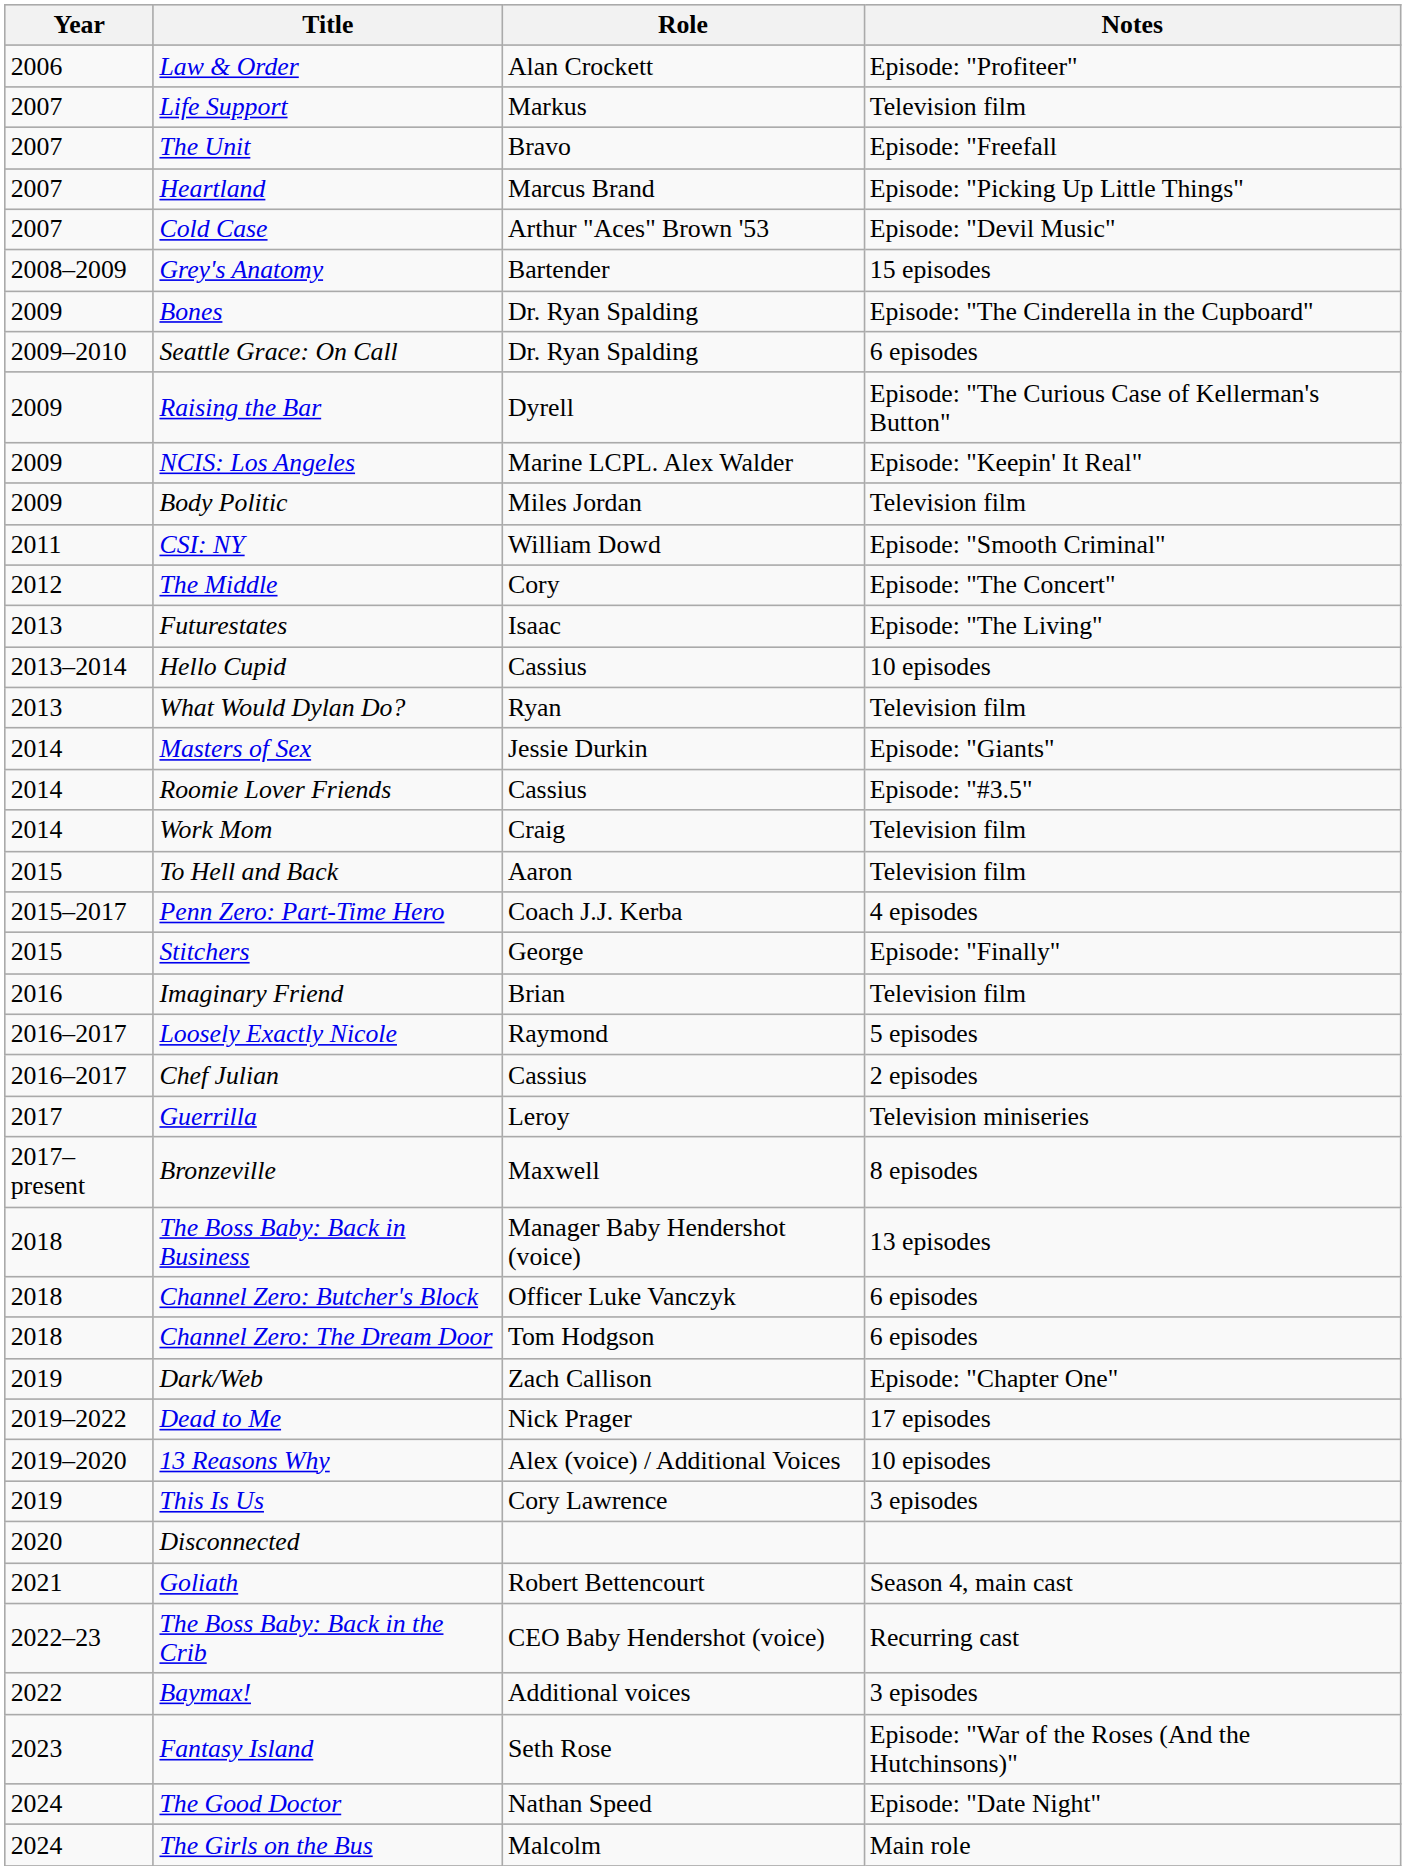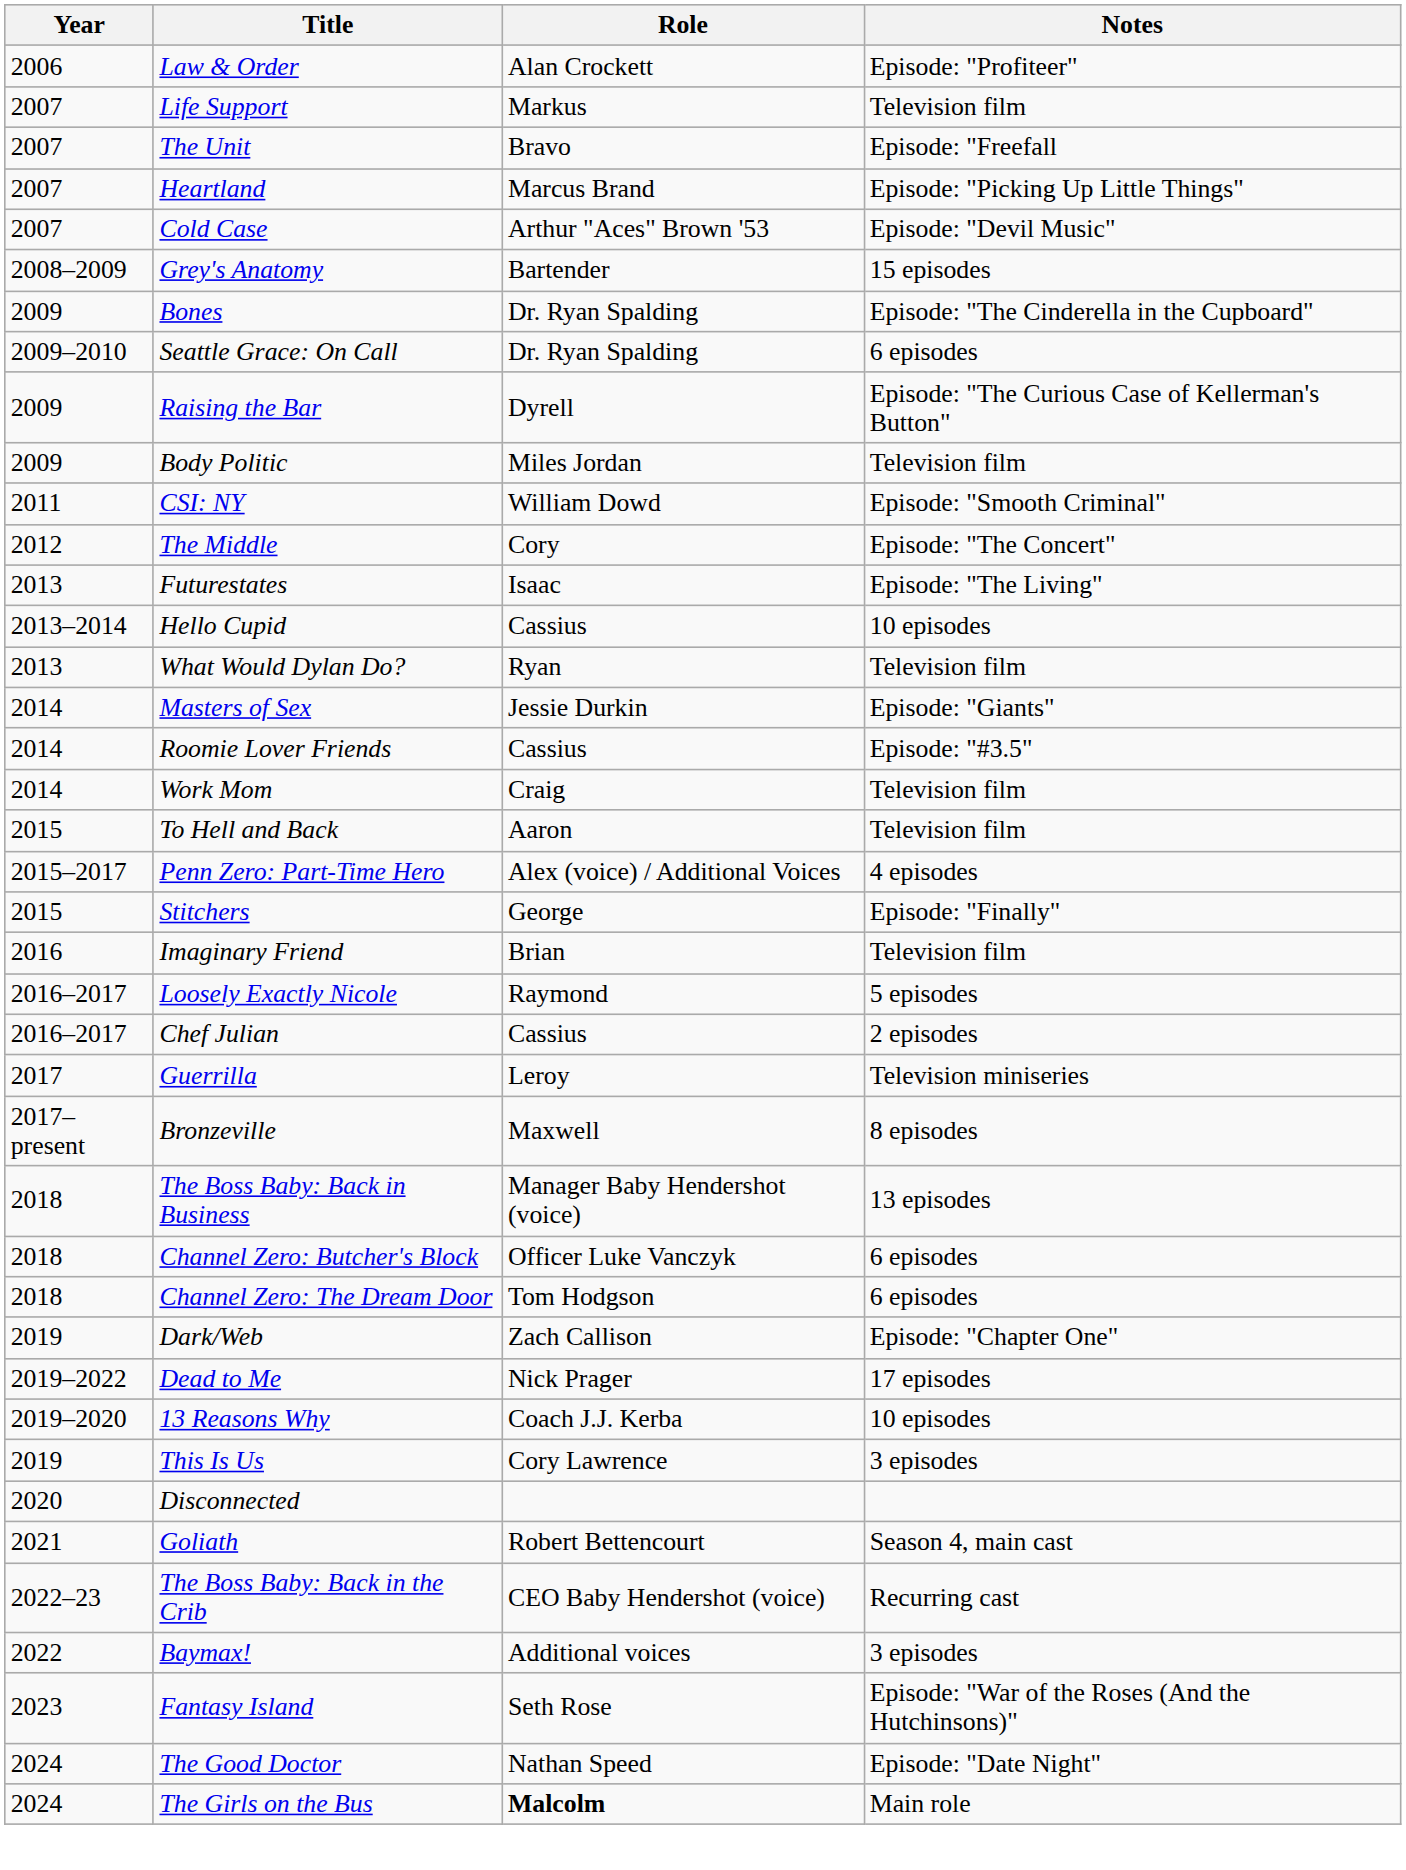- row: (257, 462)
(595, 911) Coach J.J. Kerba -> (674, 870) Alex (voice) / Additional Voices
(674, 1460) Alex (voice) / Additional Voices -> (595, 1419) Coach J.J. Kerba
(555, 1844) normal -> (557, 1803) bold
